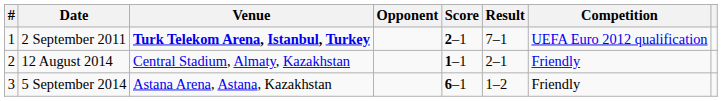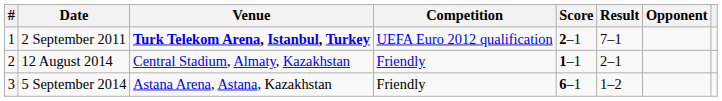columns swapped: (407, 15) <-> (619, 15)
